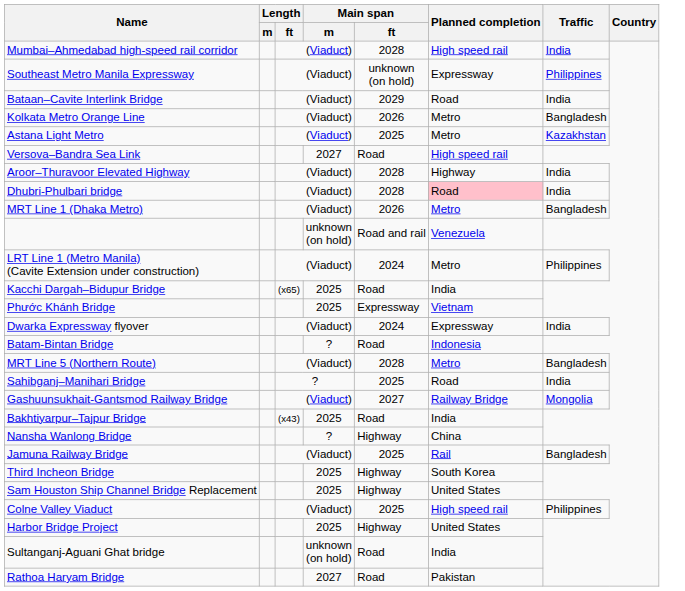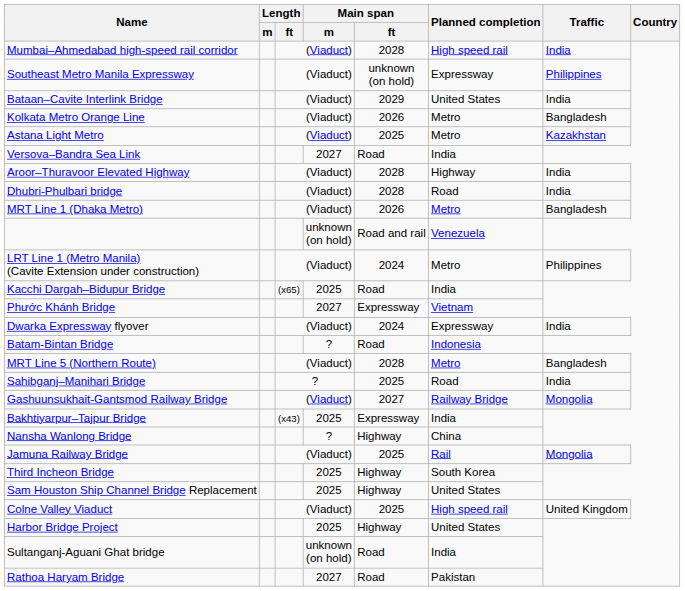(445, 99) Road -> (466, 99) United States
(469, 154) High speed rail -> (444, 154) India
(445, 191) pink background -> (445, 191) no background
(329, 308) 2025 -> (329, 308) 2027
(371, 417) Road -> (388, 417) Expressway
(576, 454) Bangladesh -> (569, 454) Mongolia
(574, 509) Philippines -> (587, 509) United Kingdom
